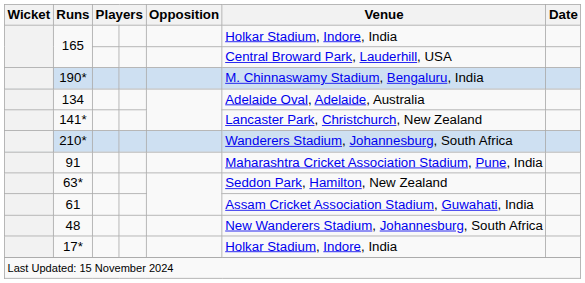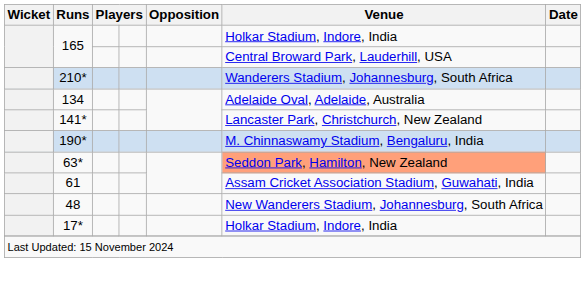rows swapped: (29, 141) <-> (29, 78)
- row: (29, 162)
(336, 183) no background -> (336, 162) lightsalmon background
